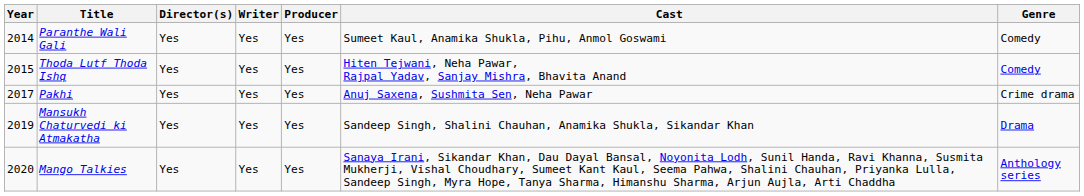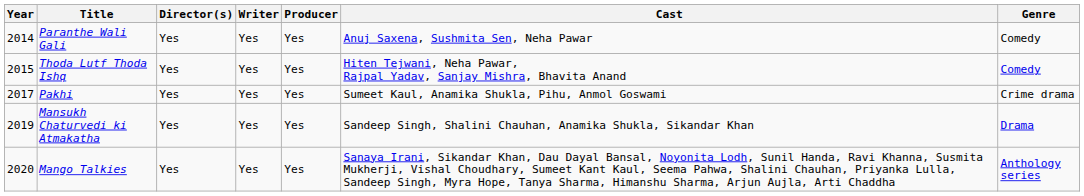(505, 38) Sumeet Kaul, Anamika Shukla, Pihu, Anmol Goswami -> (468, 38) Anuj Saxena, Sushmita Sen, Neha Pawar
(468, 94) Anuj Saxena, Sushmita Sen, Neha Pawar -> (505, 94) Sumeet Kaul, Anamika Shukla, Pihu, Anmol Goswami
